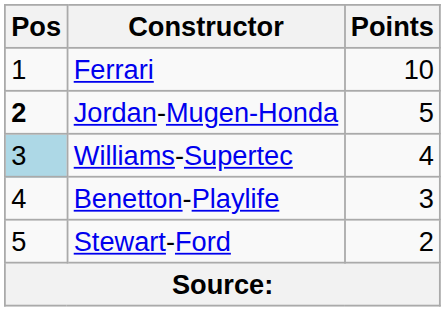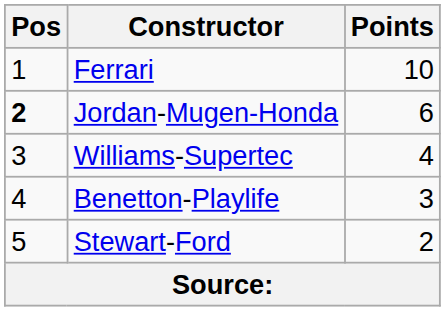(426, 113) 5 -> (426, 113) 6
(19, 156) lightblue background -> (19, 156) no background
